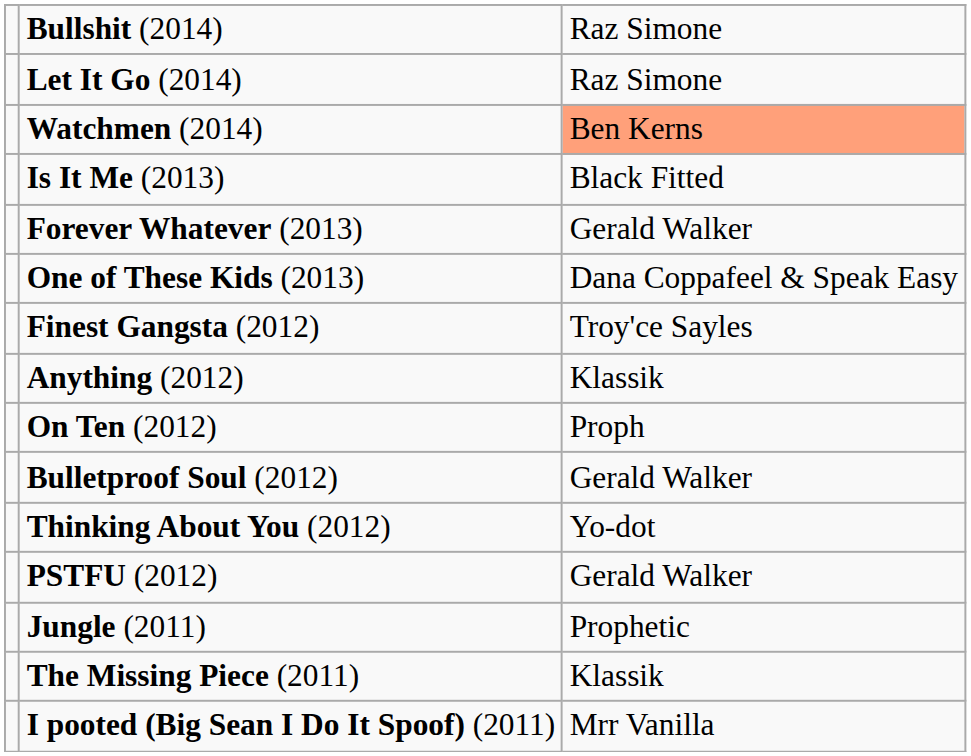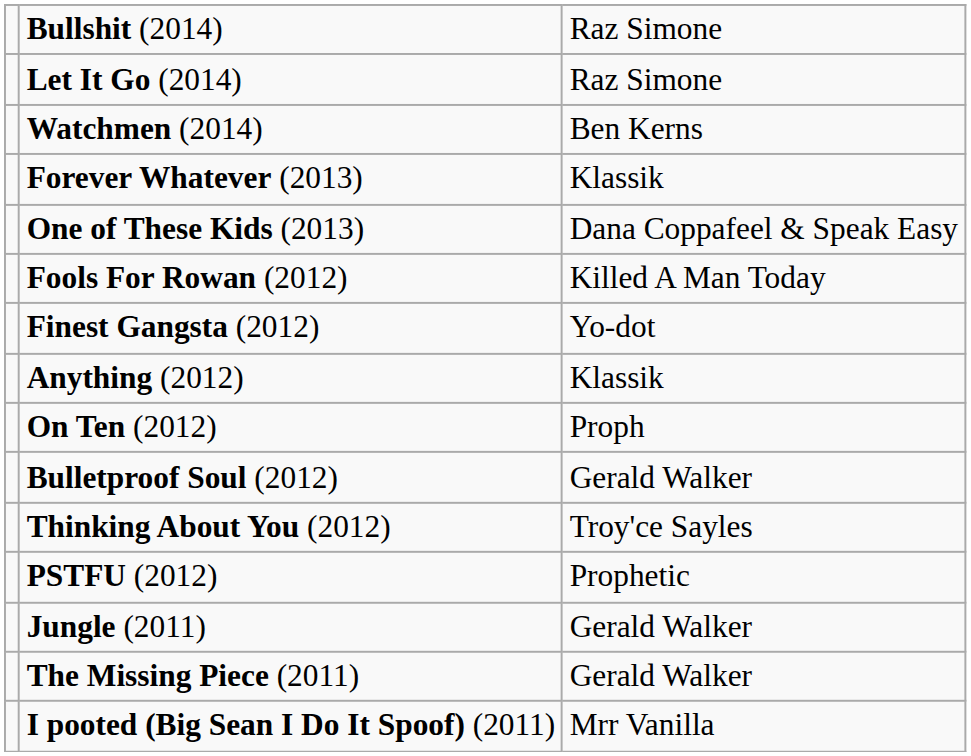(636, 128) lightsalmon background -> (636, 128) no background
- row: (126, 178)
(661, 228) Gerald Walker -> (617, 178) Klassik
+ row: (187, 278)
(661, 327) Troy'ce Sayles -> (613, 327) Yo-dot
(613, 526) Yo-dot -> (661, 526) Troy'ce Sayles
(661, 576) Gerald Walker -> (630, 576) Prophetic
(630, 626) Prophetic -> (661, 626) Gerald Walker
(617, 675) Klassik -> (661, 675) Gerald Walker
